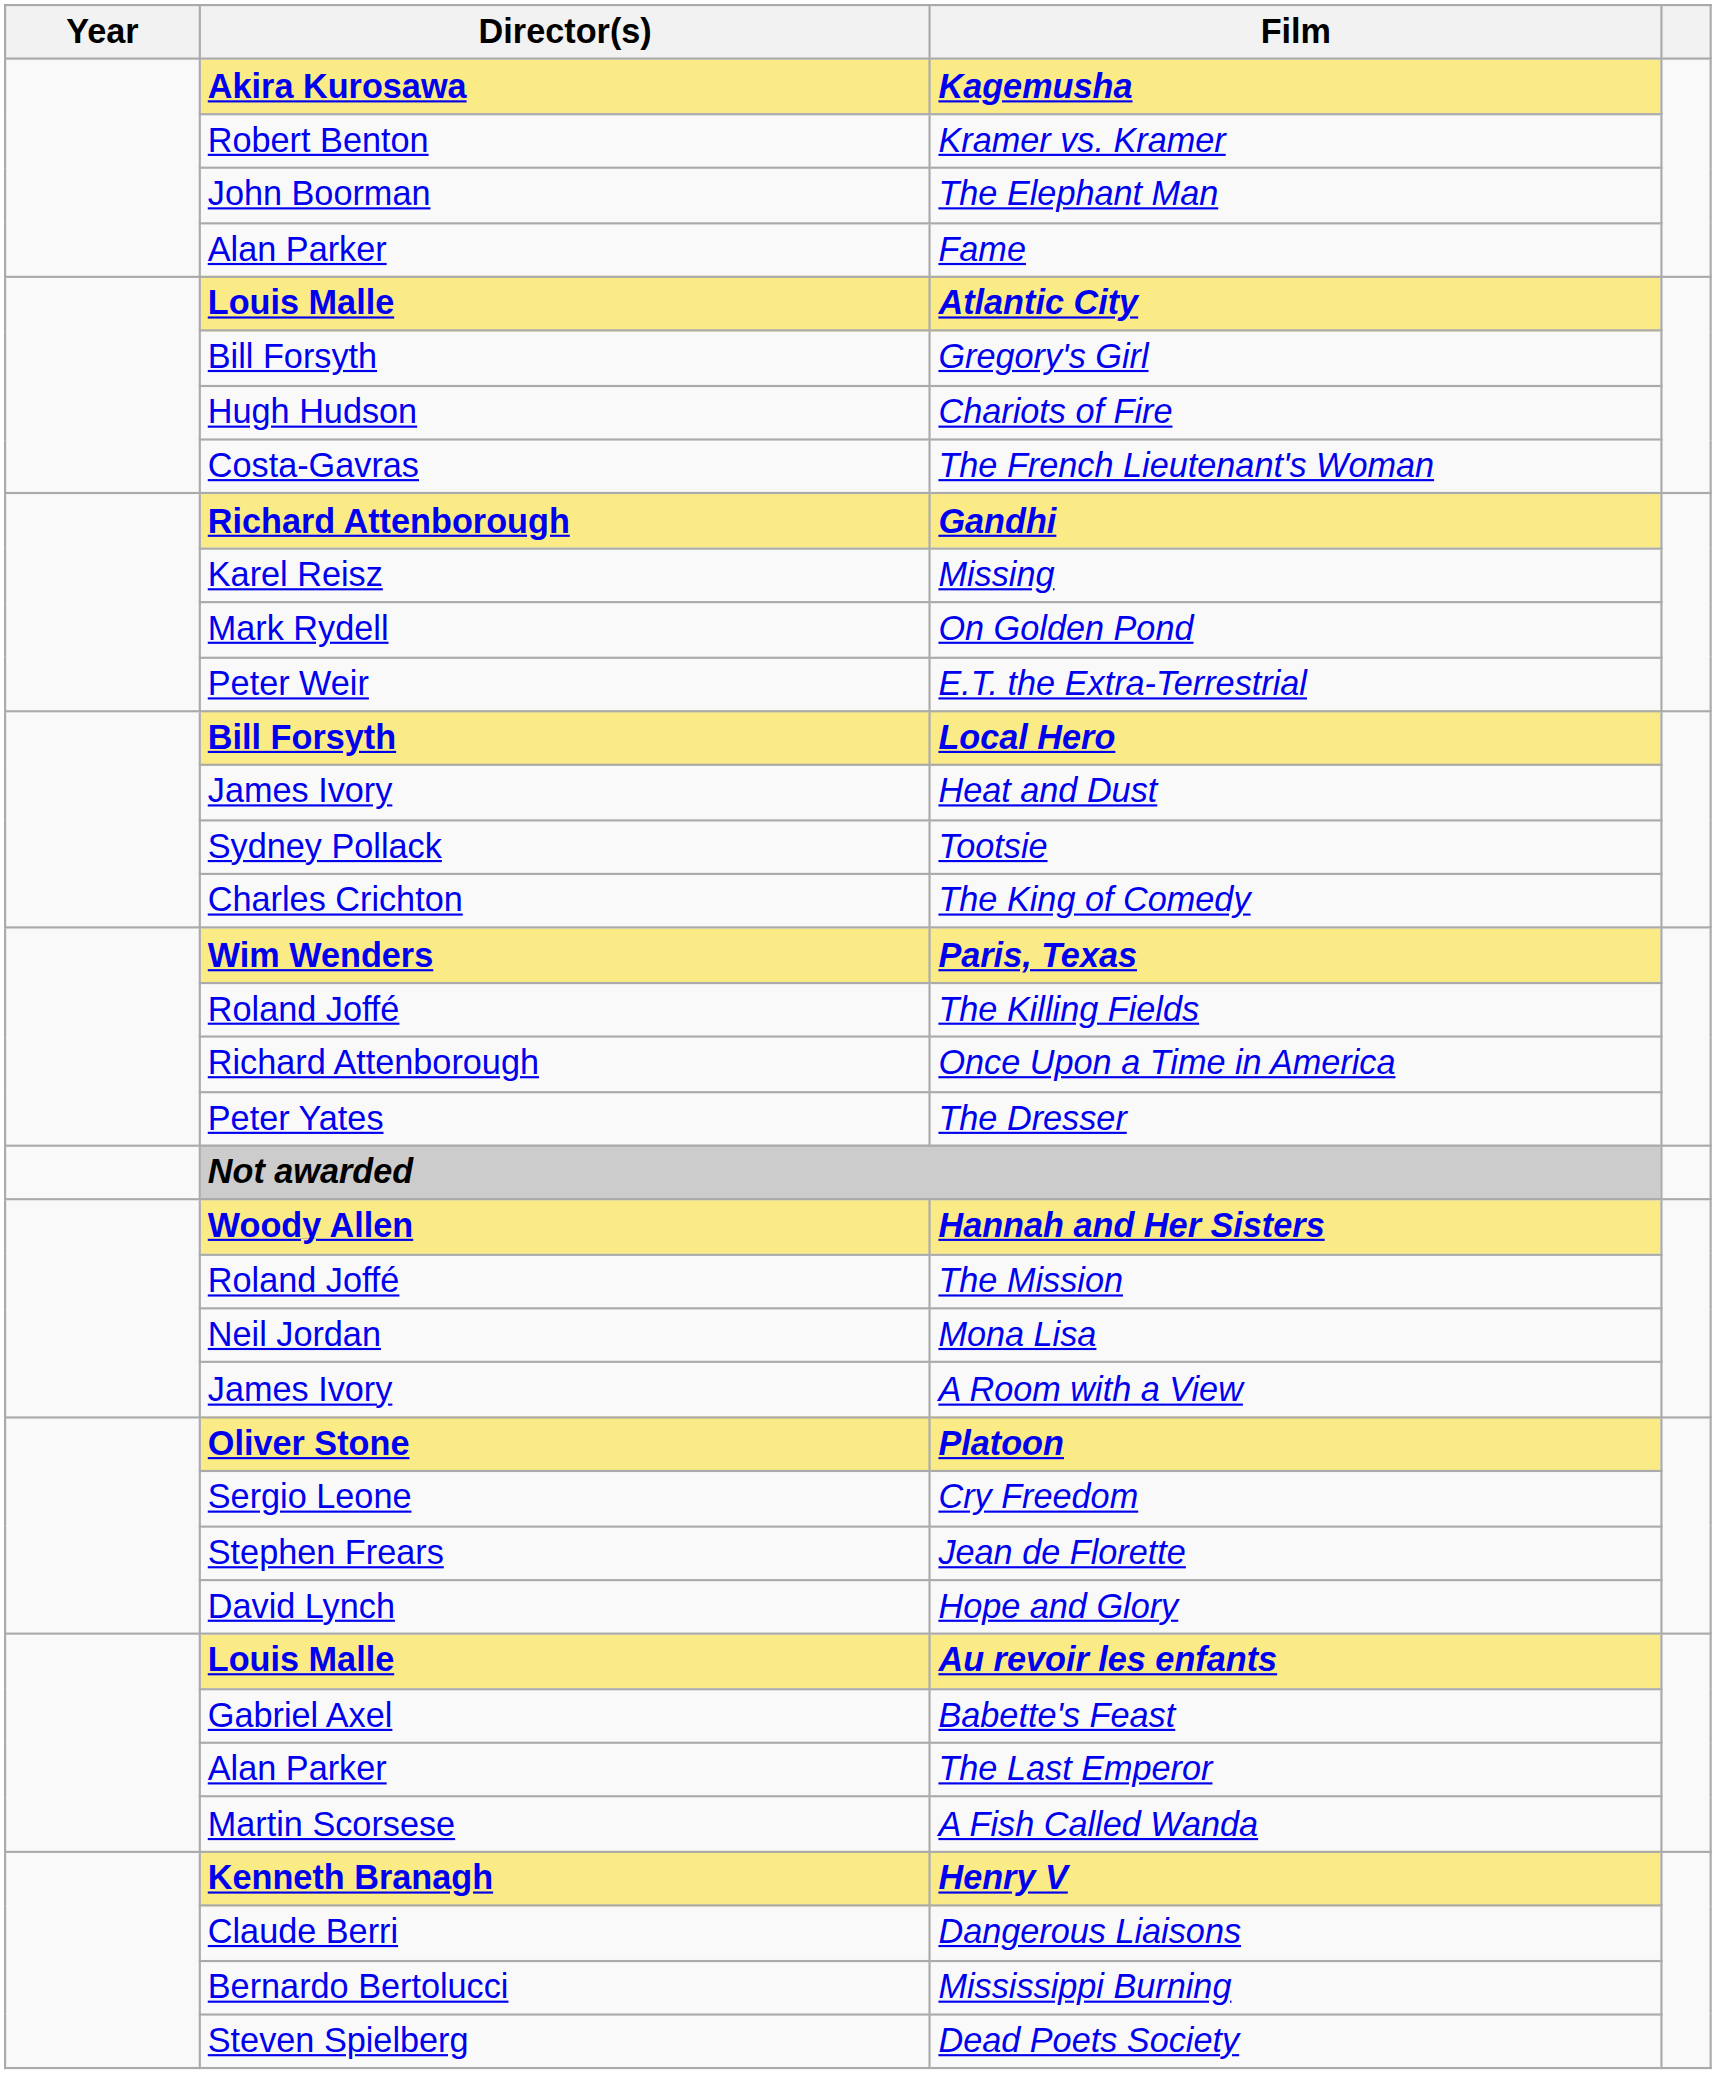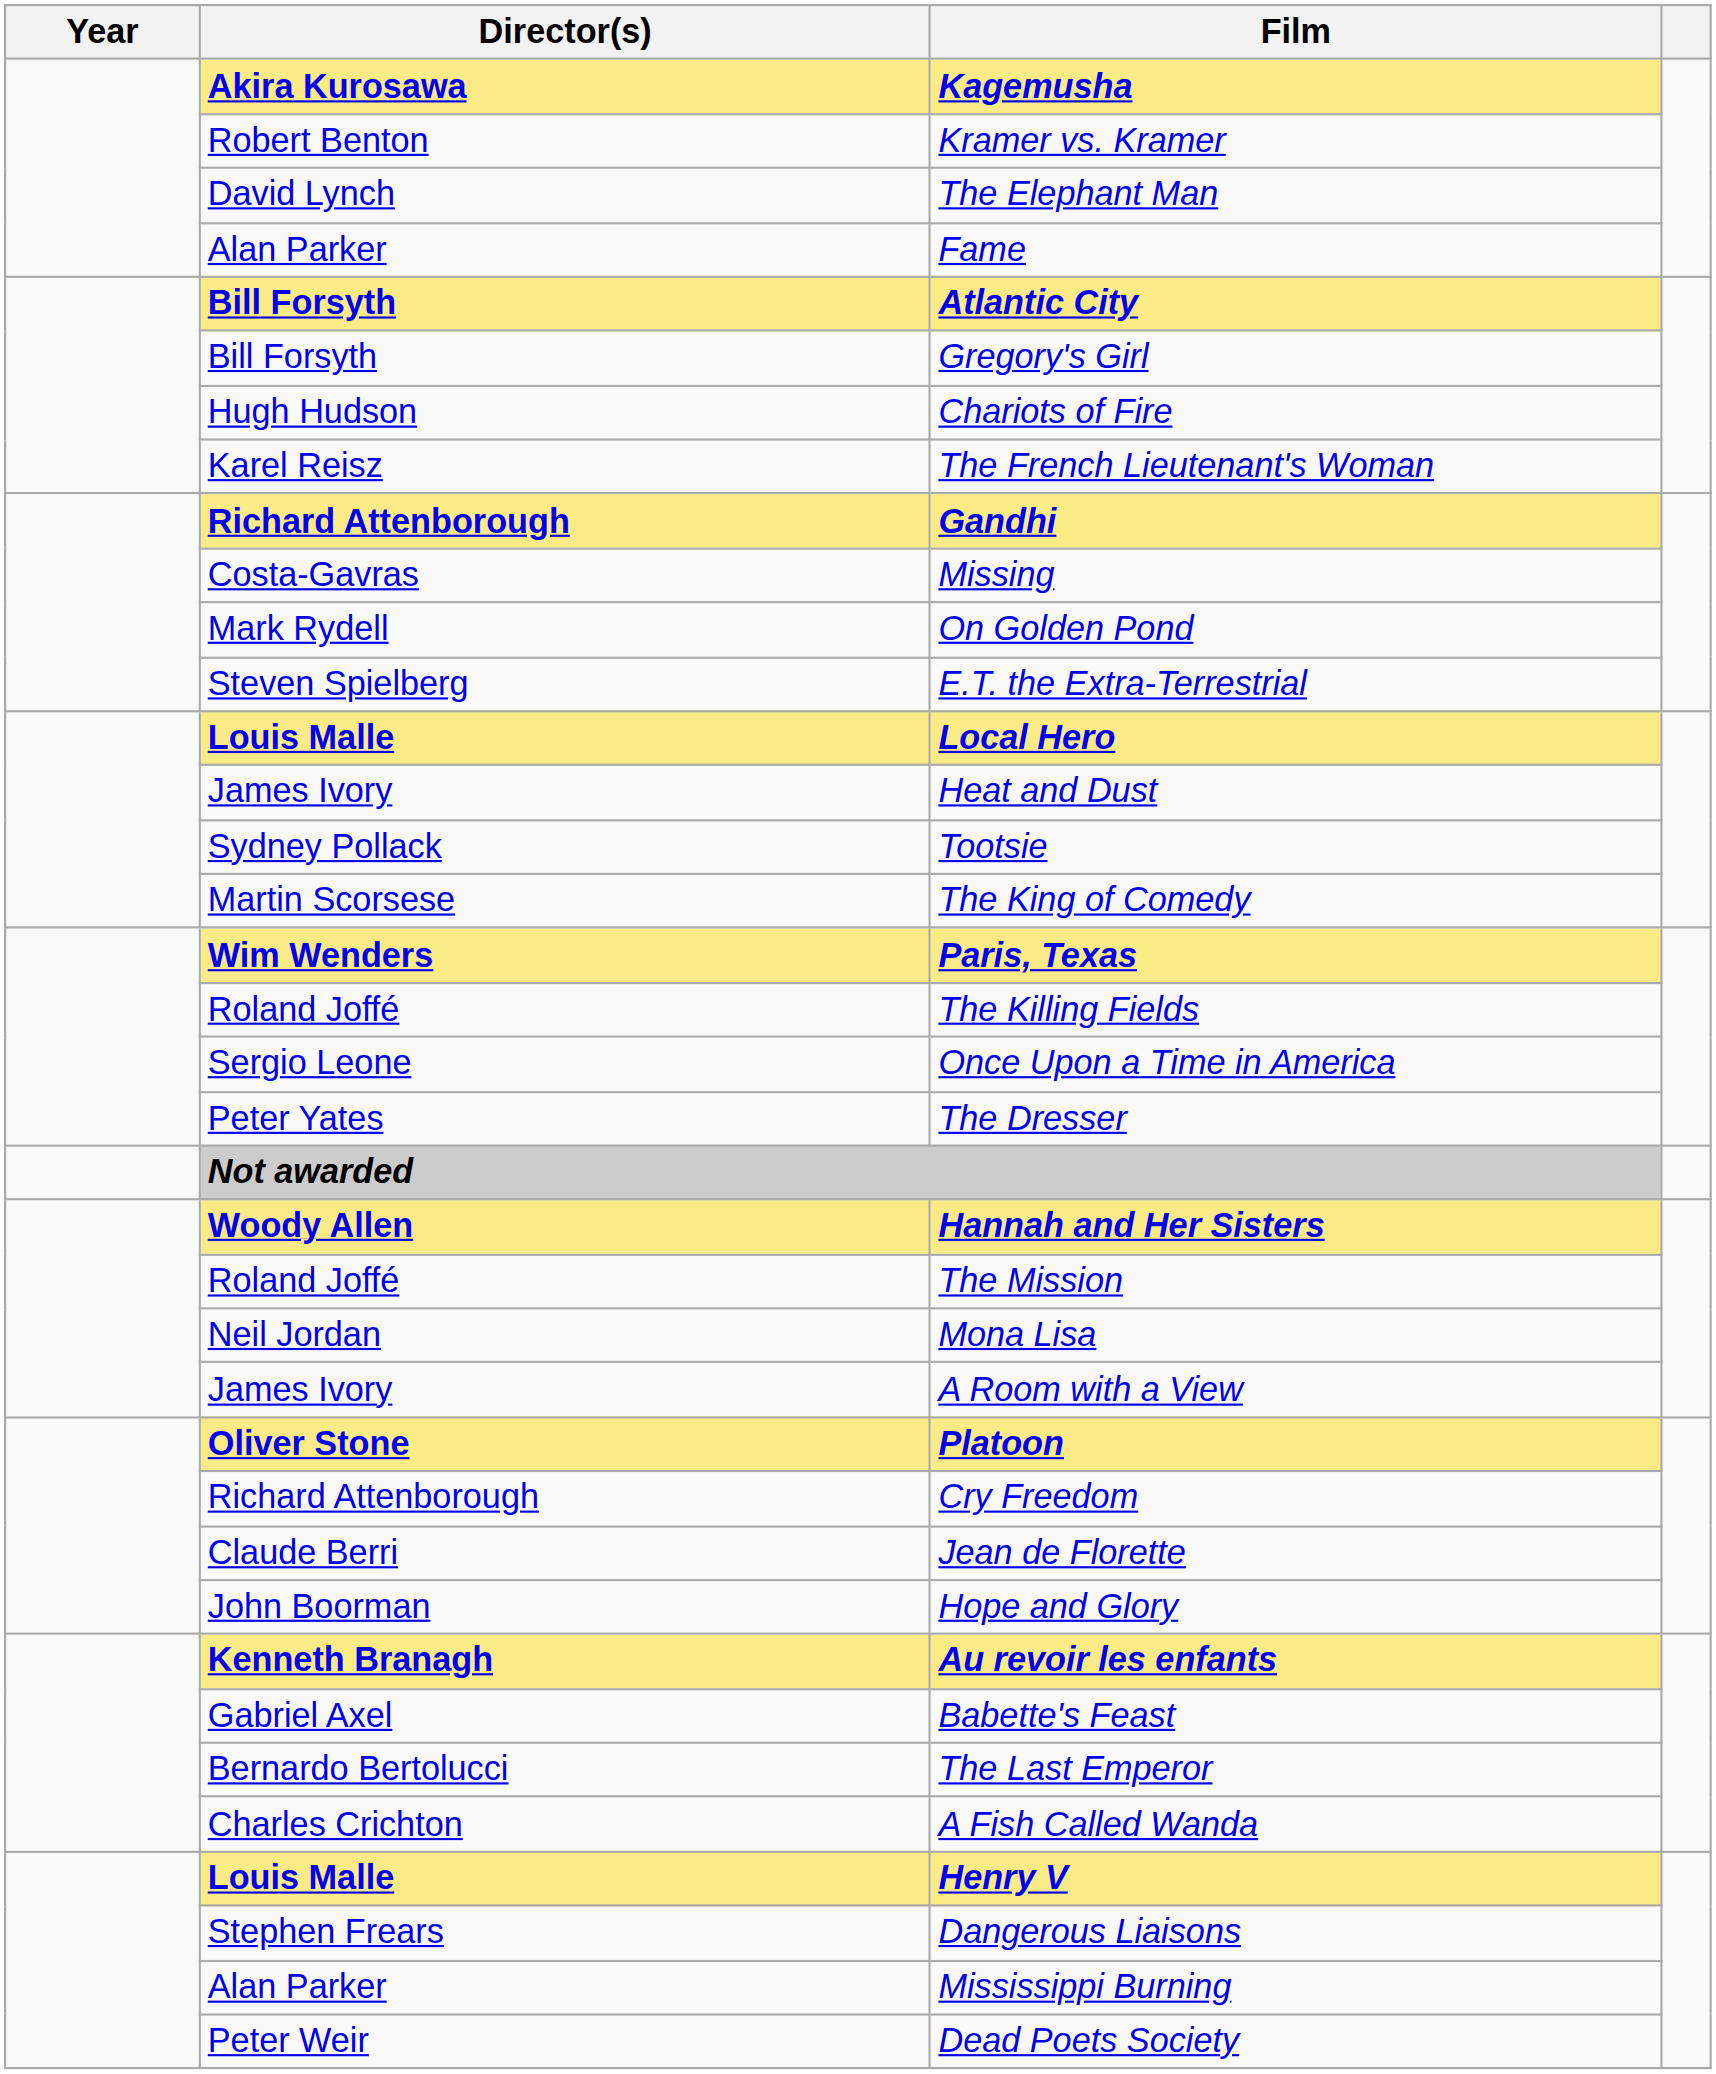(319, 194) John Boorman -> (301, 194) David Lynch
(301, 303) Louis Malle -> (302, 303) Bill Forsyth
(313, 466) Costa-Gavras -> (295, 466) Karel Reisz
(295, 574) Karel Reisz -> (313, 574) Costa-Gavras
(288, 683) Peter Weir -> (338, 683) Steven Spielberg
(302, 737) Bill Forsyth -> (301, 737) Louis Malle
(335, 900) Charles Crichton -> (331, 900) Martin Scorsese
(373, 1063) Richard Attenborough -> (310, 1063) Sergio Leone
(310, 1497) Sergio Leone -> (373, 1497) Richard Attenborough
(326, 1552) Stephen Frears -> (303, 1552) Claude Berri
(301, 1606) David Lynch -> (319, 1606) John Boorman
(301, 1660) Louis Malle -> (350, 1660) Kenneth Branagh
(297, 1769) Alan Parker -> (358, 1769) Bernardo Bertolucci
(331, 1823) Martin Scorsese -> (335, 1823) Charles Crichton
(350, 1877) Kenneth Branagh -> (301, 1877) Louis Malle
(303, 1932) Claude Berri -> (326, 1932) Stephen Frears
(358, 1986) Bernardo Bertolucci -> (297, 1986) Alan Parker
(338, 2040) Steven Spielberg -> (288, 2040) Peter Weir
